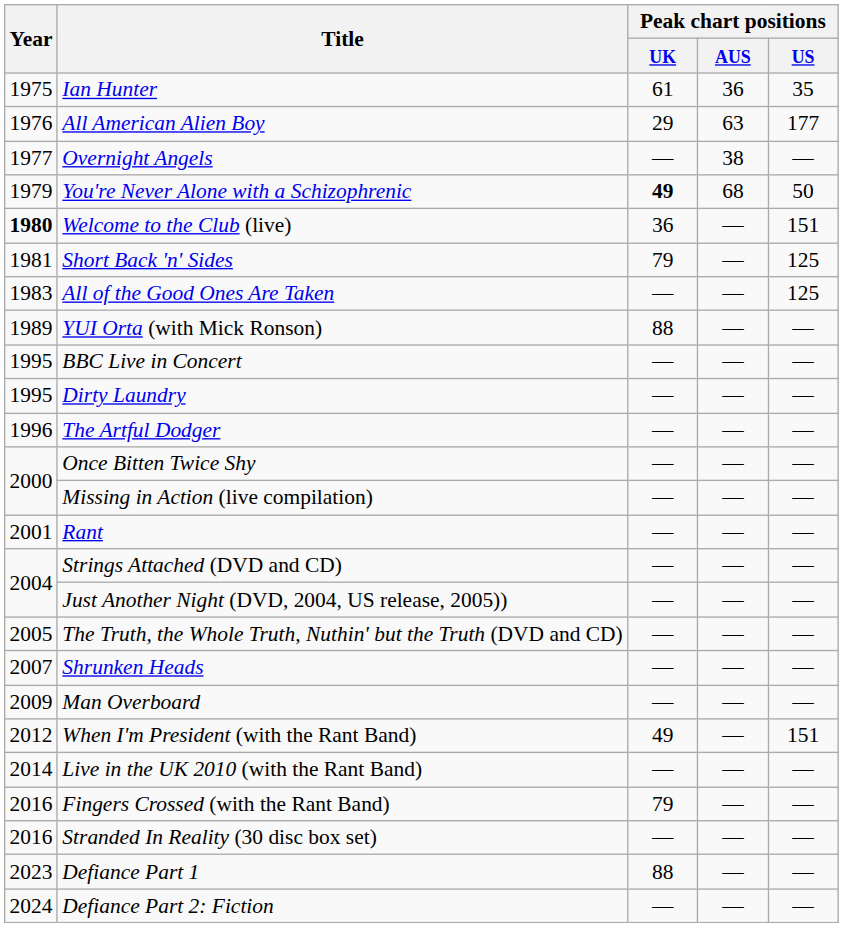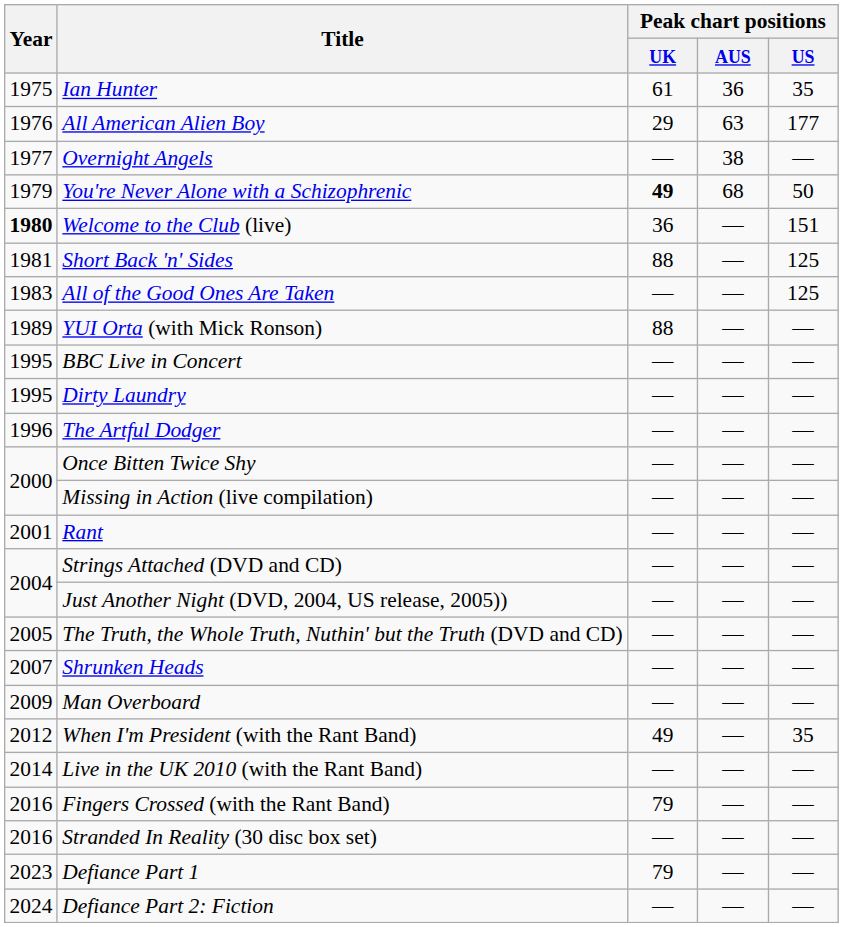(663, 259) 79 -> (663, 259) 88
(803, 735) 151 -> (803, 735) 35
(663, 871) 88 -> (663, 871) 79
